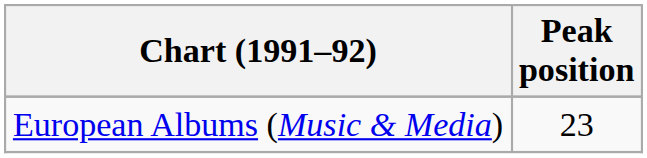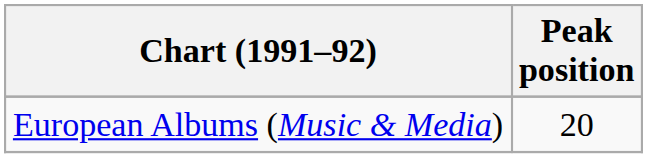(577, 123) 23 -> (577, 123) 20
